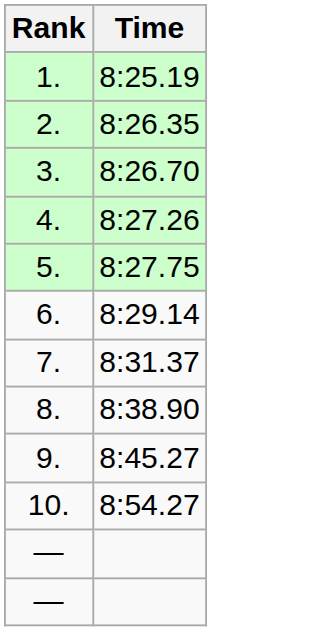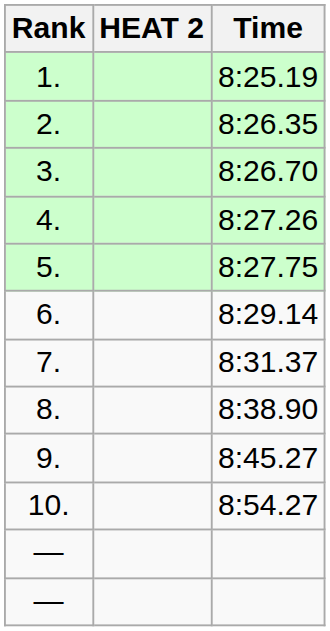+ column: (152, 28)
